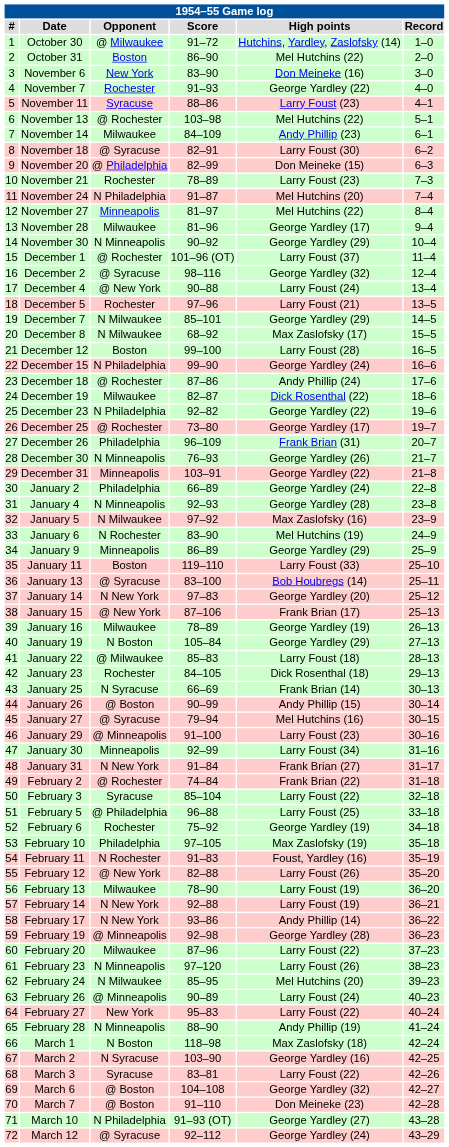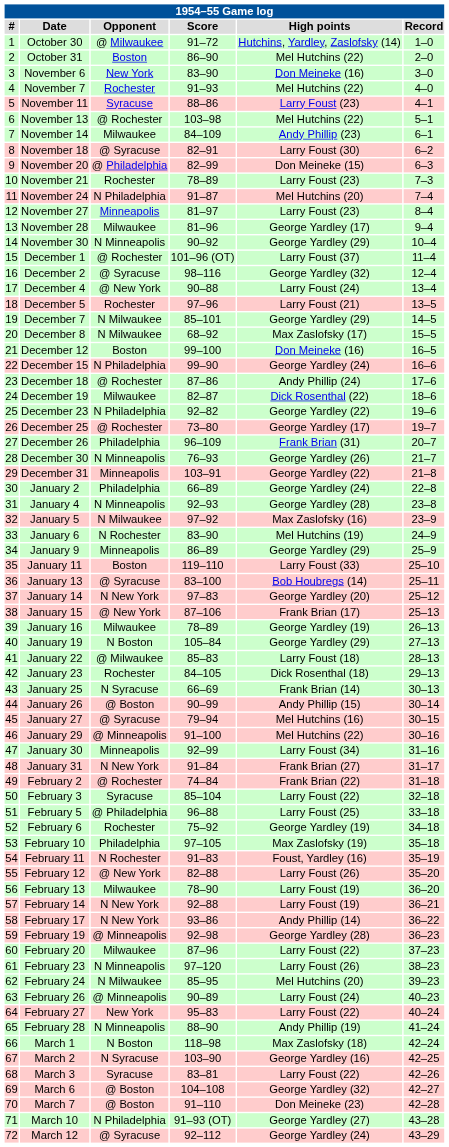(320, 88) George Yardley (22) -> (320, 88) Mel Hutchins (22)
(320, 211) Mel Hutchins (22) -> (320, 211) Larry Foust (23)
(320, 350) Larry Foust (28) -> (320, 350) Don Meineke (16)
(320, 735) Larry Foust (23) -> (320, 735) Mel Hutchins (22)
